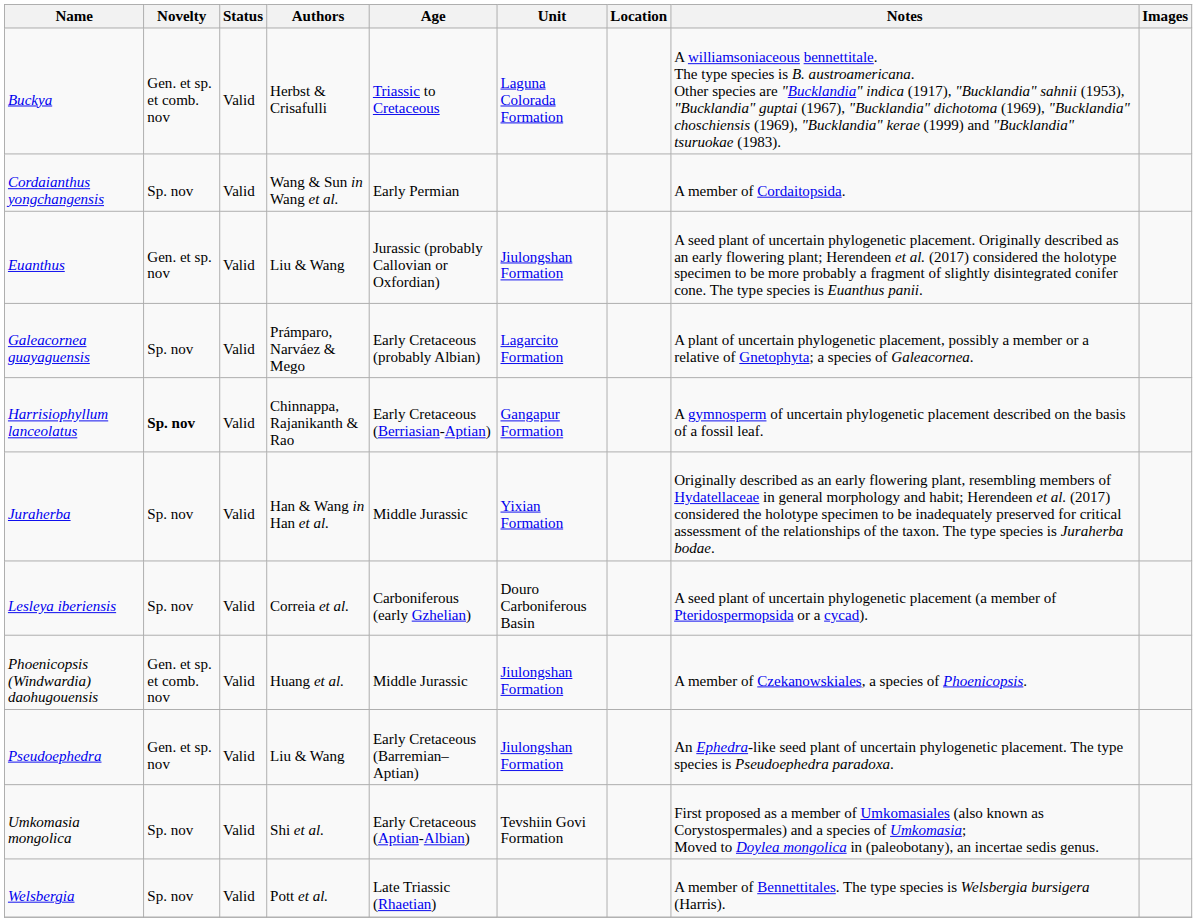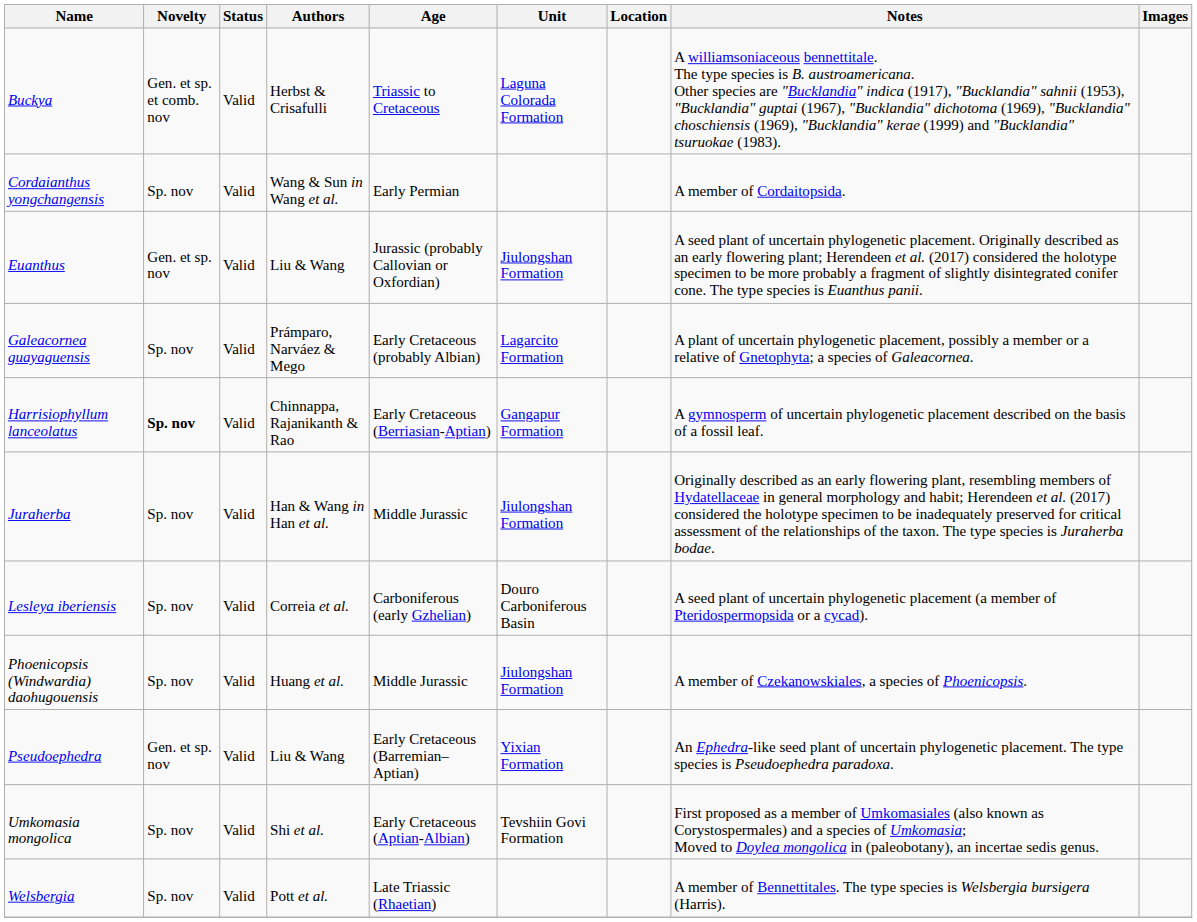(532, 514) Yixian Formation -> (536, 514) Jiulongshan Formation
(180, 681) Gen. et sp. et comb. nov -> (170, 681) Sp. nov
(536, 755) Jiulongshan Formation -> (532, 755) Yixian Formation
